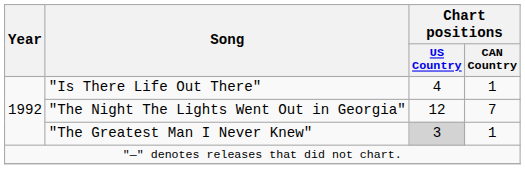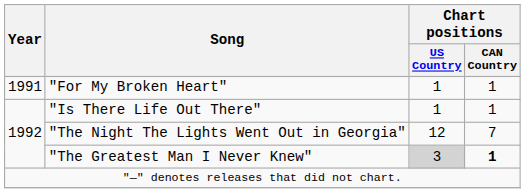+ row: (138, 87)
(437, 87) 4 -> (437, 111) 1
(492, 134) normal -> (492, 157) bold
